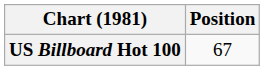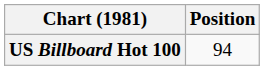(222, 49) 67 -> (222, 49) 94
